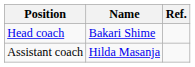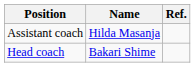rows swapped: (36, 33) <-> (45, 52)
